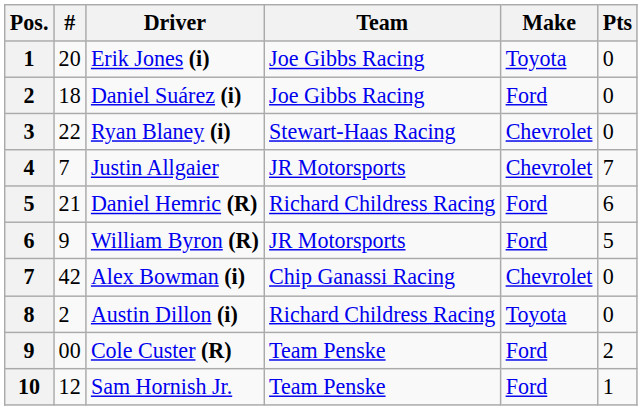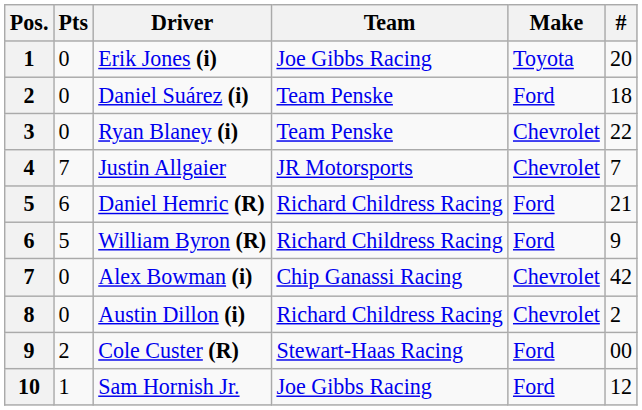columns swapped: (70, 22) <-> (617, 22)
(347, 95) Joe Gibbs Racing -> (335, 95) Team Penske
(362, 131) Stewart-Haas Racing -> (335, 131) Team Penske
(337, 240) JR Motorsports -> (390, 240) Richard Childress Racing
(536, 313) Toyota -> (556, 313) Chevrolet
(327, 349) Team Penske -> (370, 349) Stewart-Haas Racing
(327, 386) Team Penske -> (354, 386) Joe Gibbs Racing
